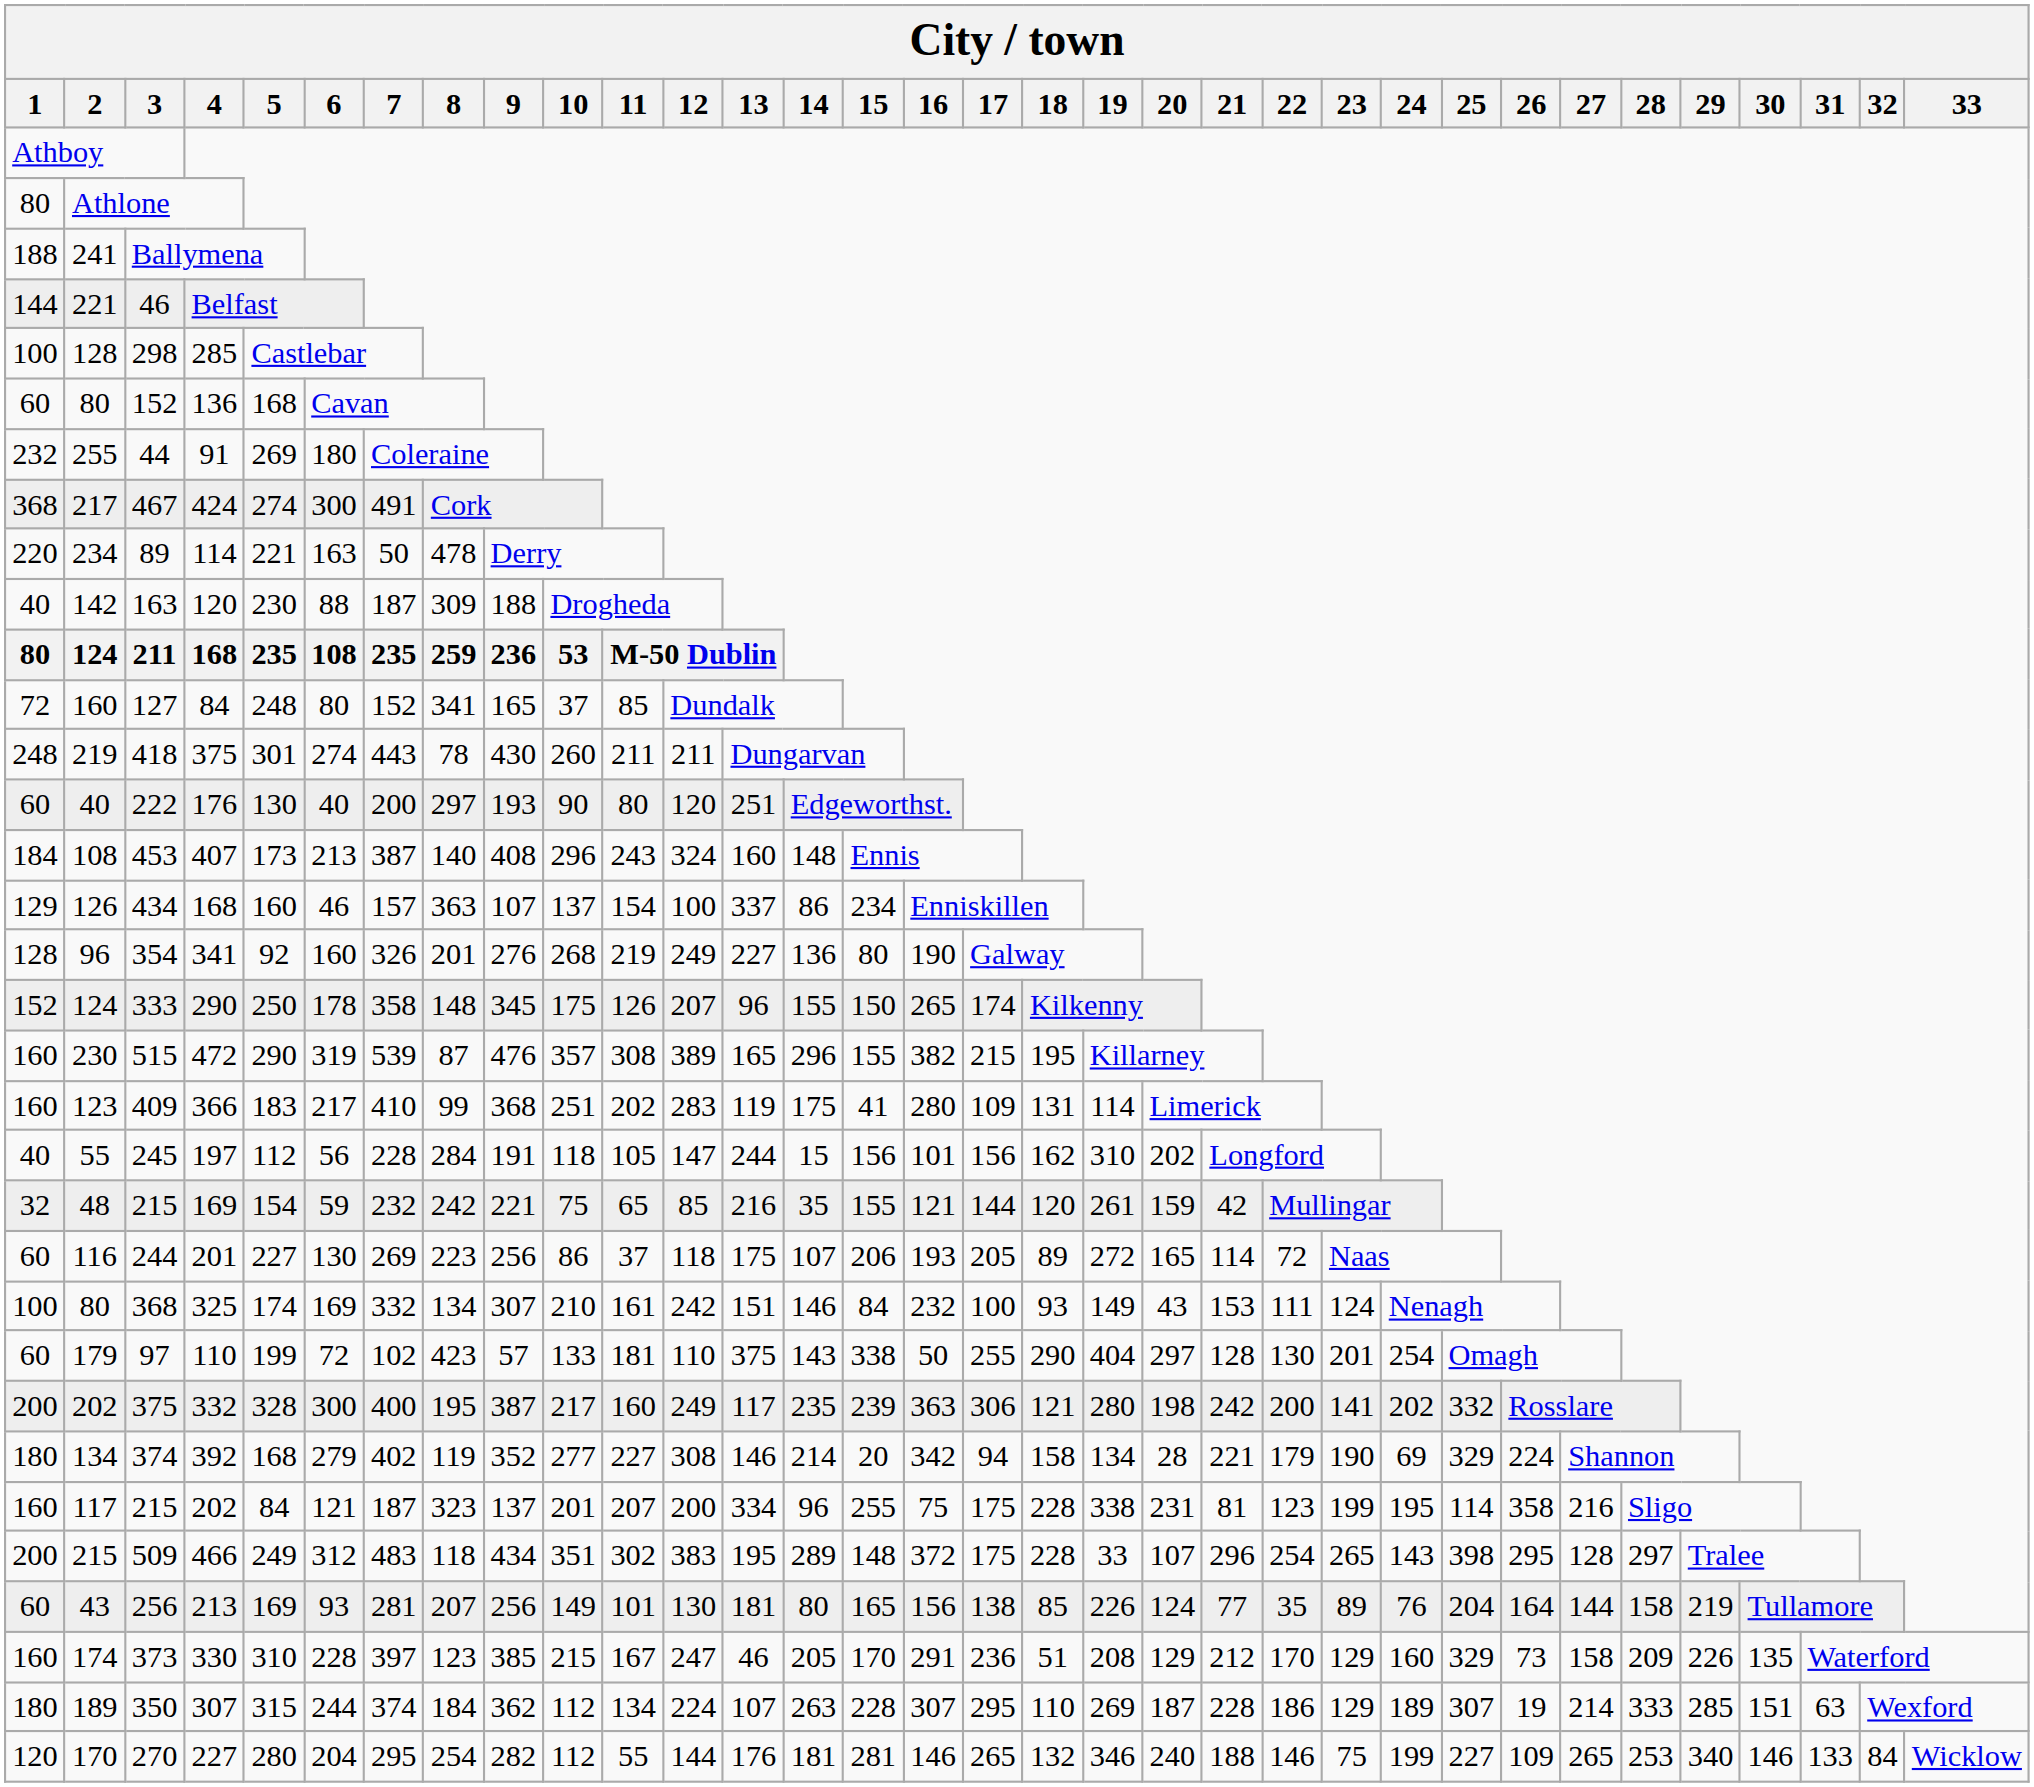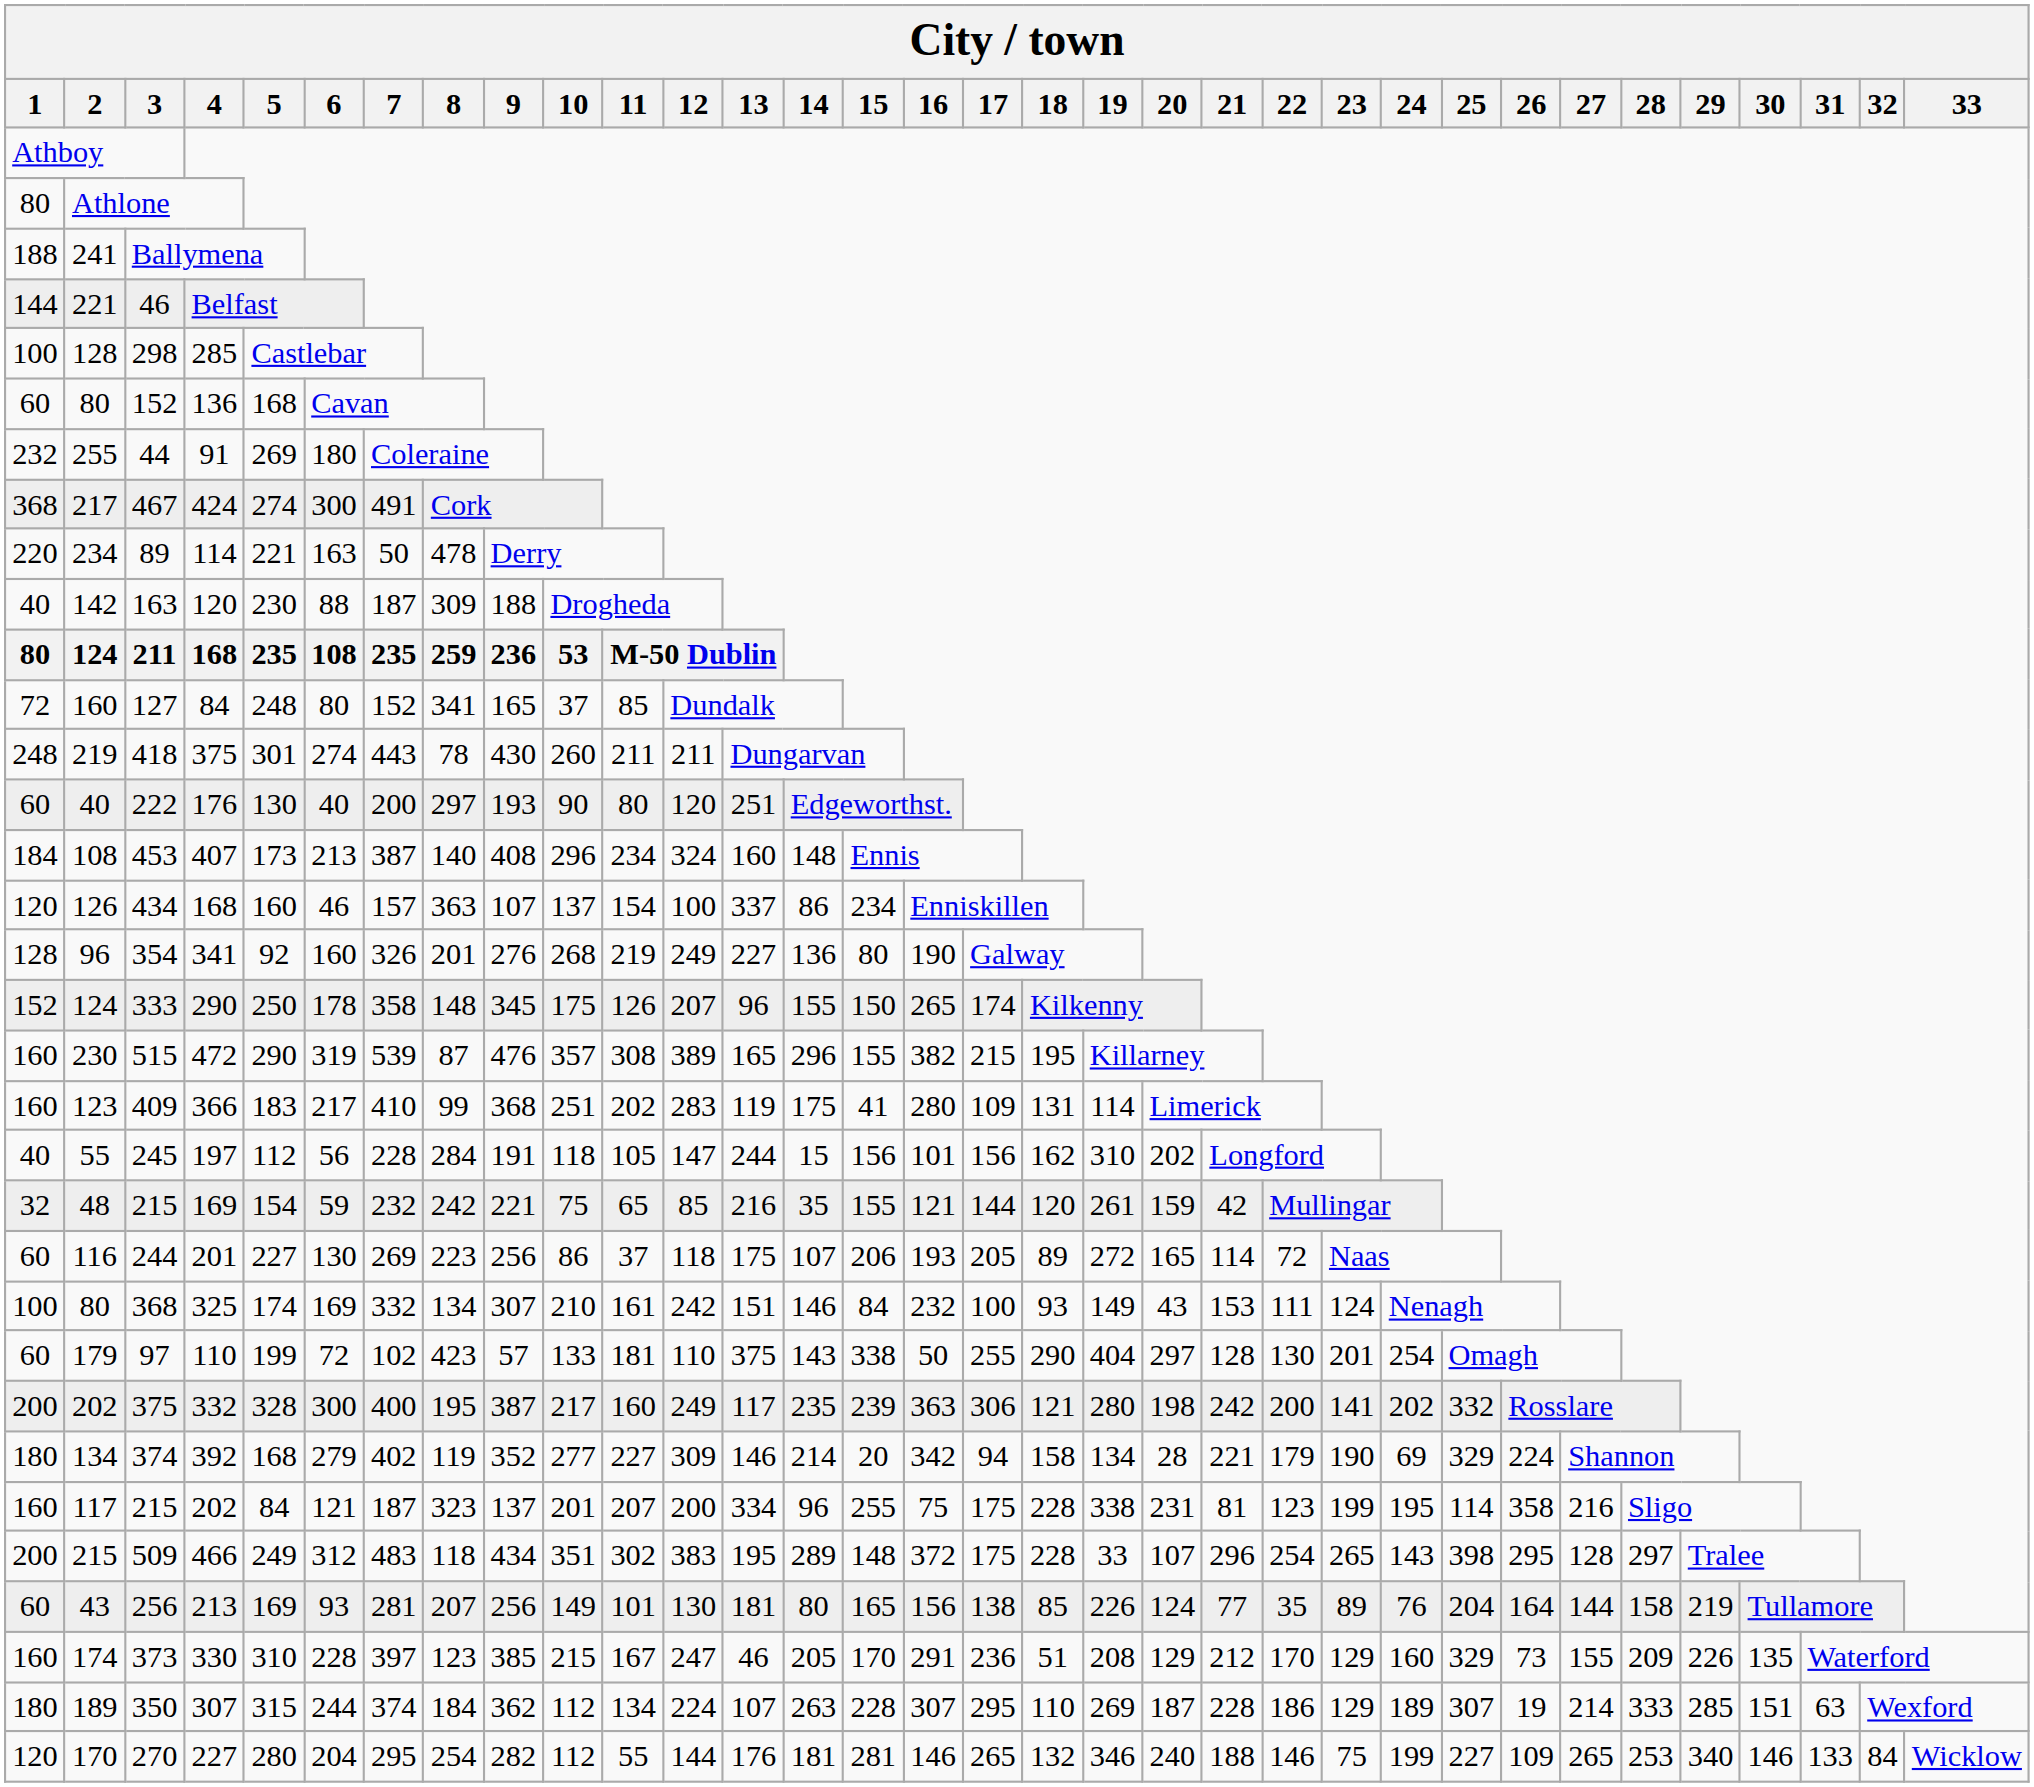(633, 854) 243 -> (633, 854) 234
(35, 904) 129 -> (35, 904) 120
(693, 1456) 308 -> (693, 1456) 309
(1591, 1656) 158 -> (1591, 1656) 155
